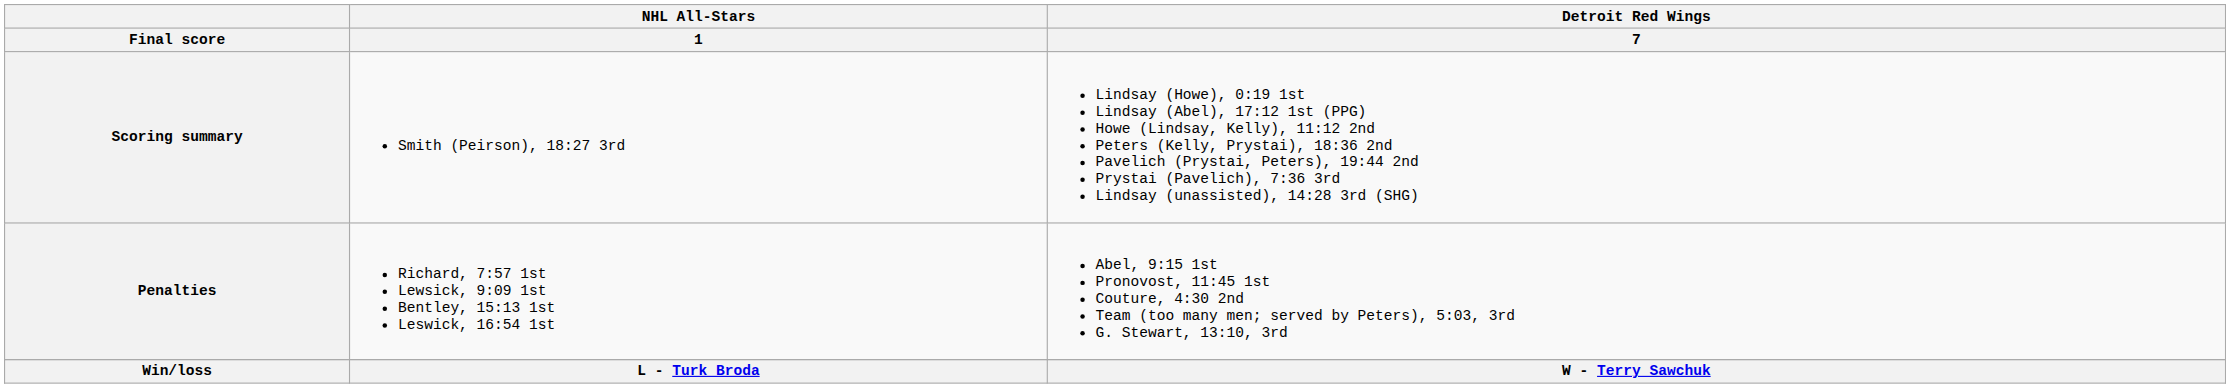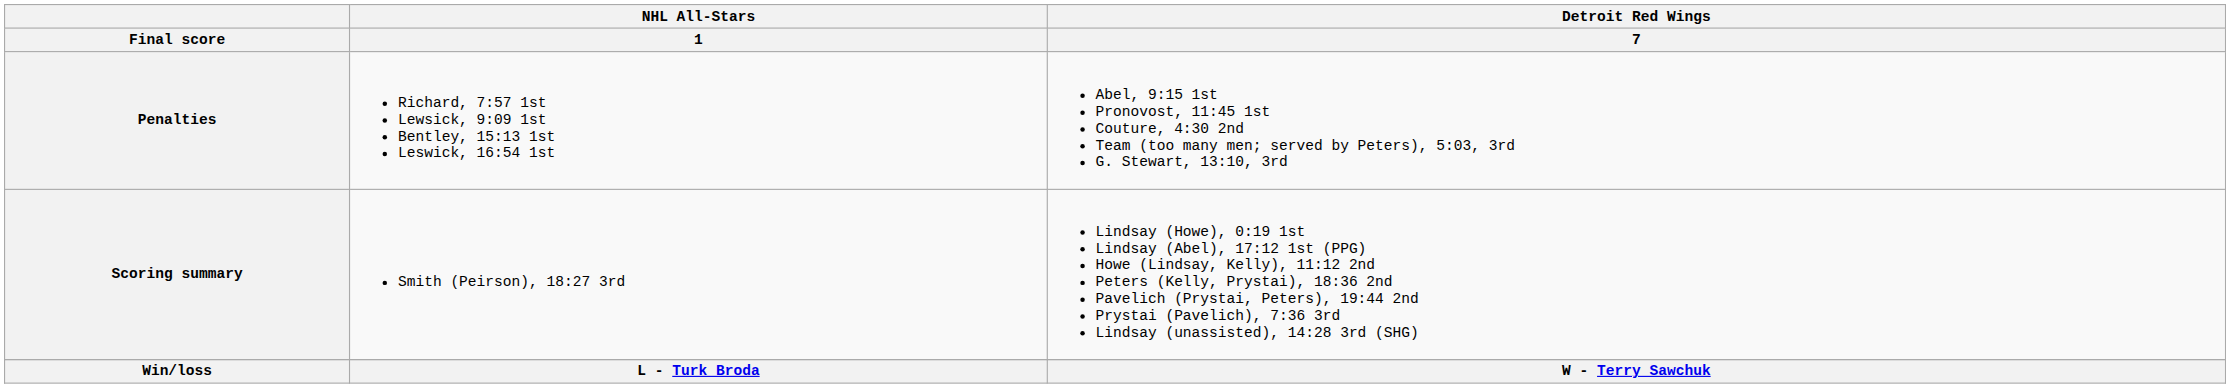rows swapped: (177, 137) <-> (177, 291)
